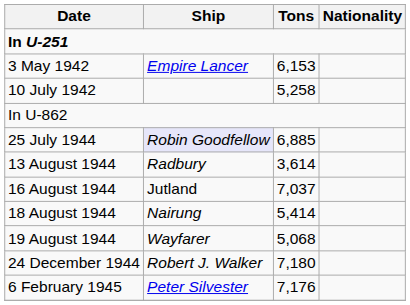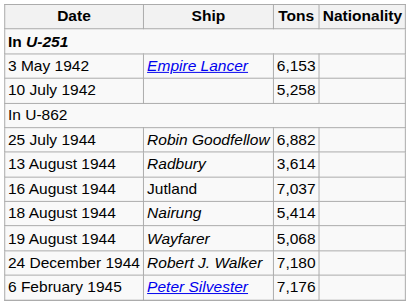(208, 139) lavender background -> (208, 139) no background
(296, 139) 6,885 -> (296, 139) 6,882
